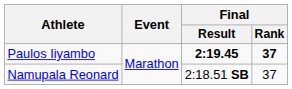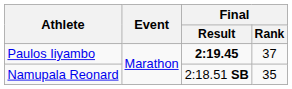(269, 54) bold -> (269, 54) normal
(269, 75) 37 -> (269, 75) 35
